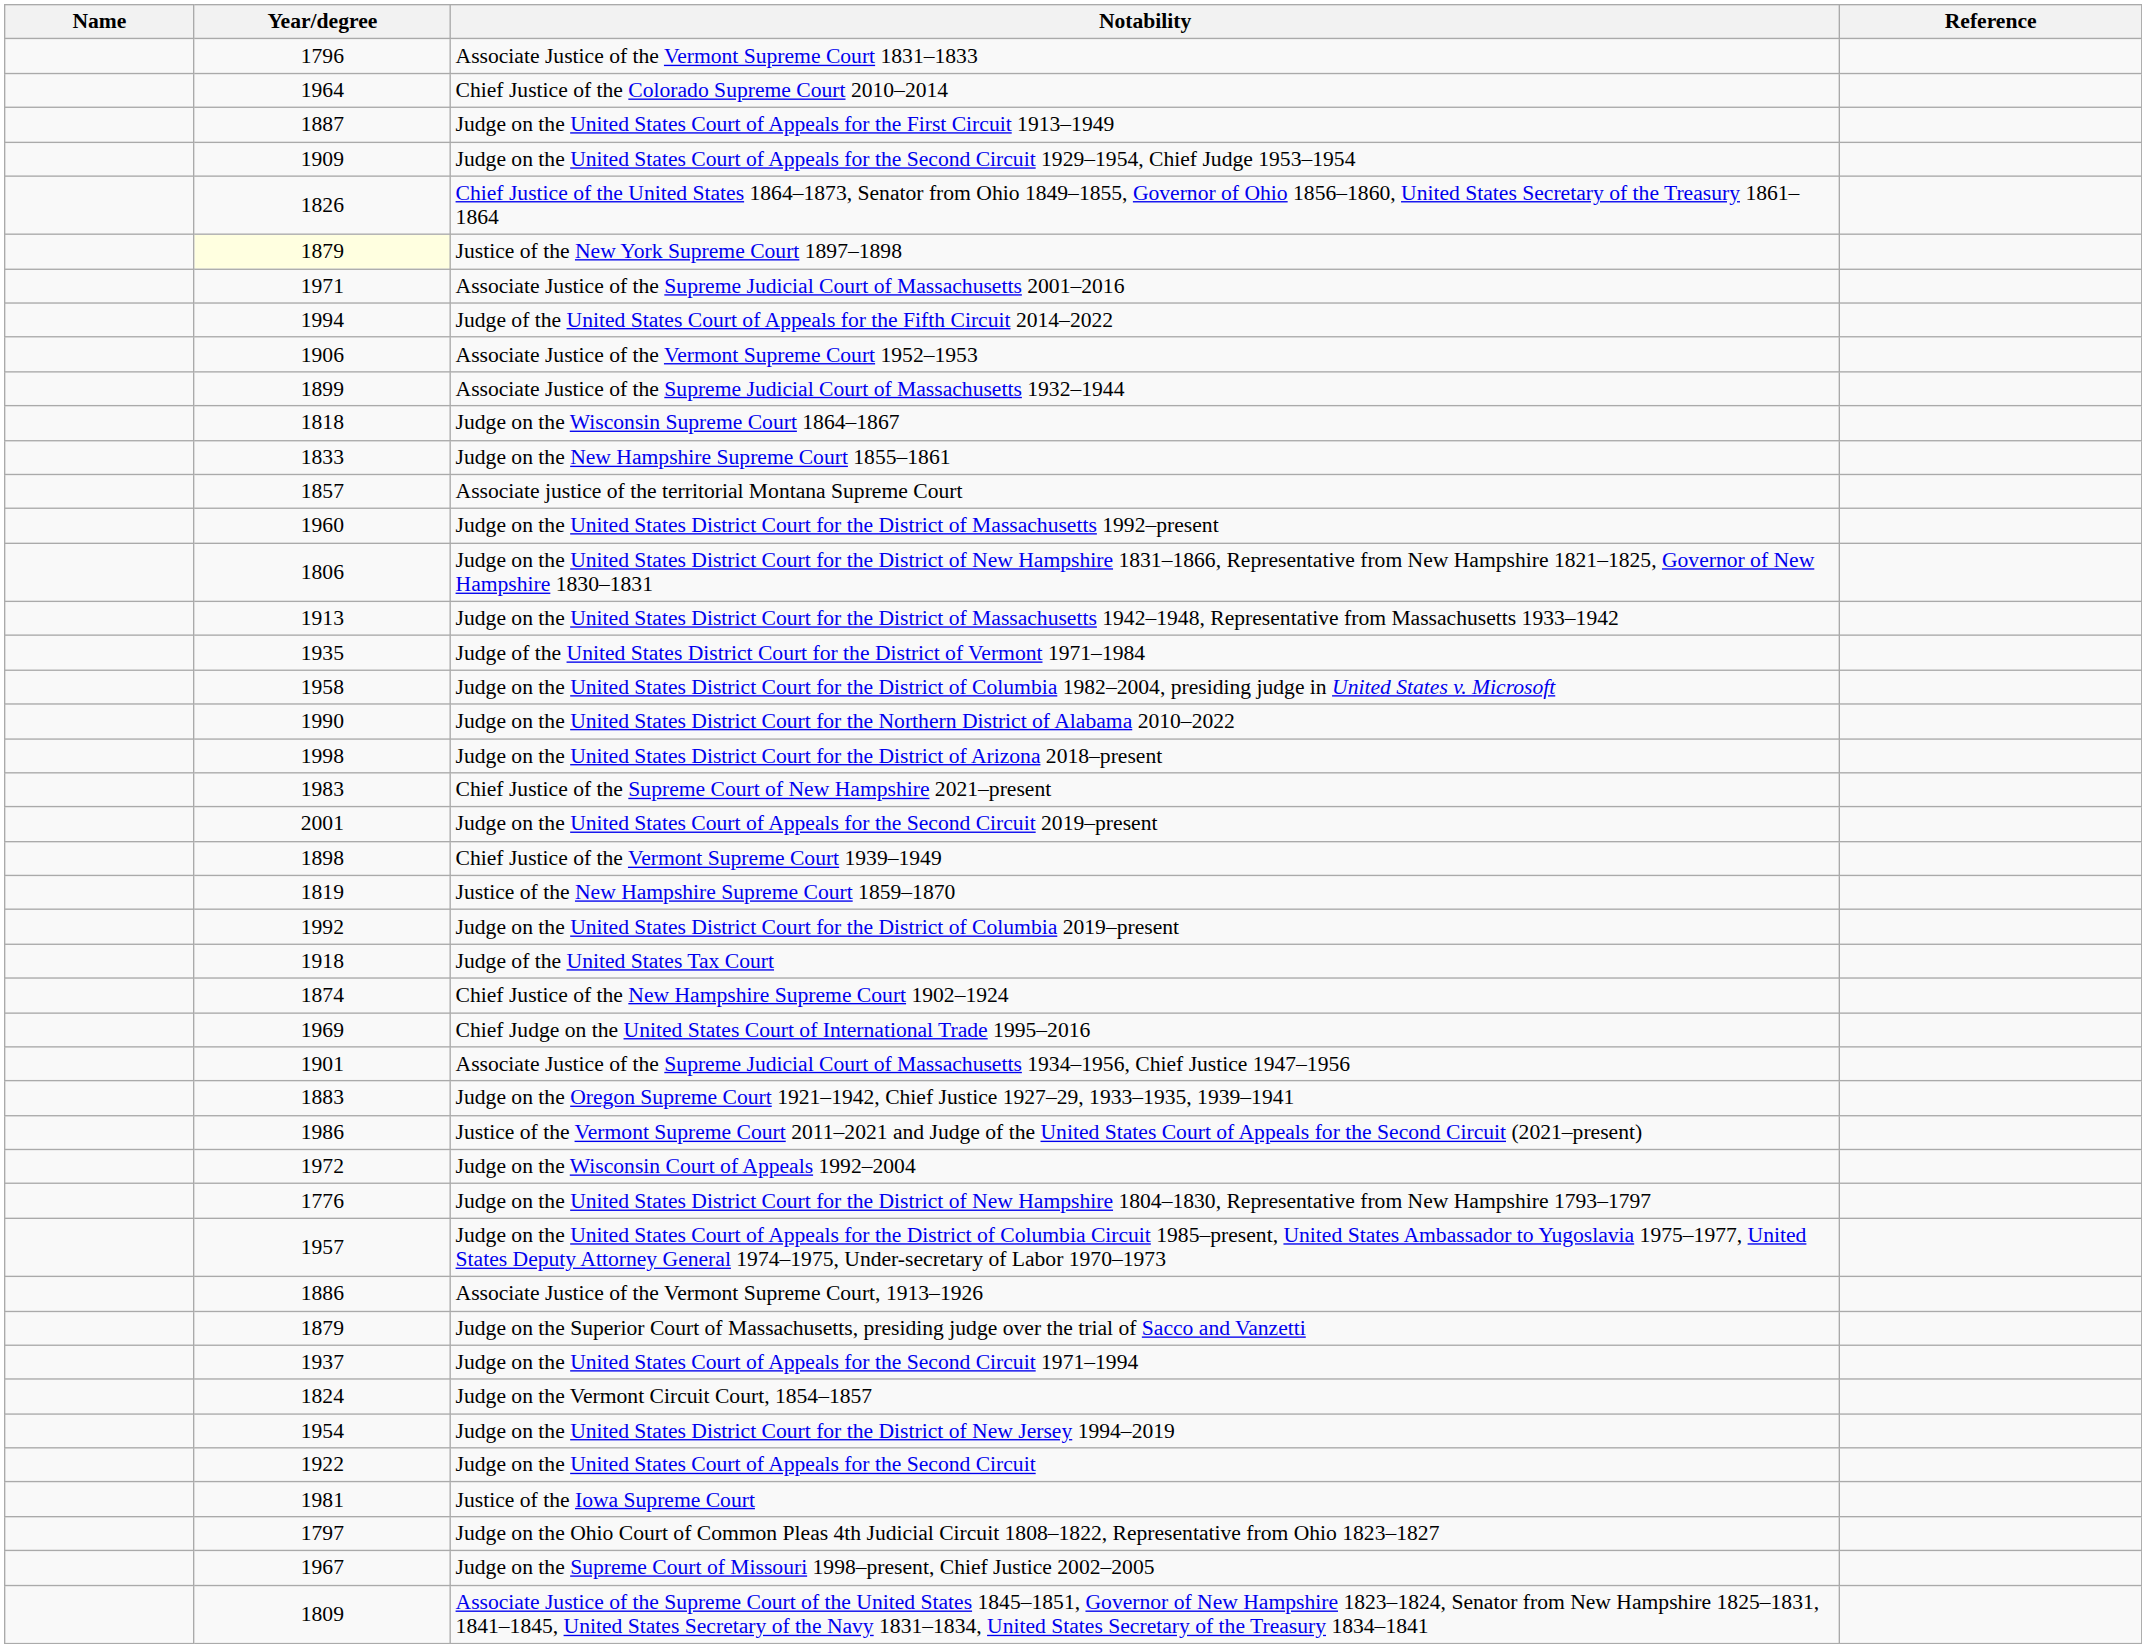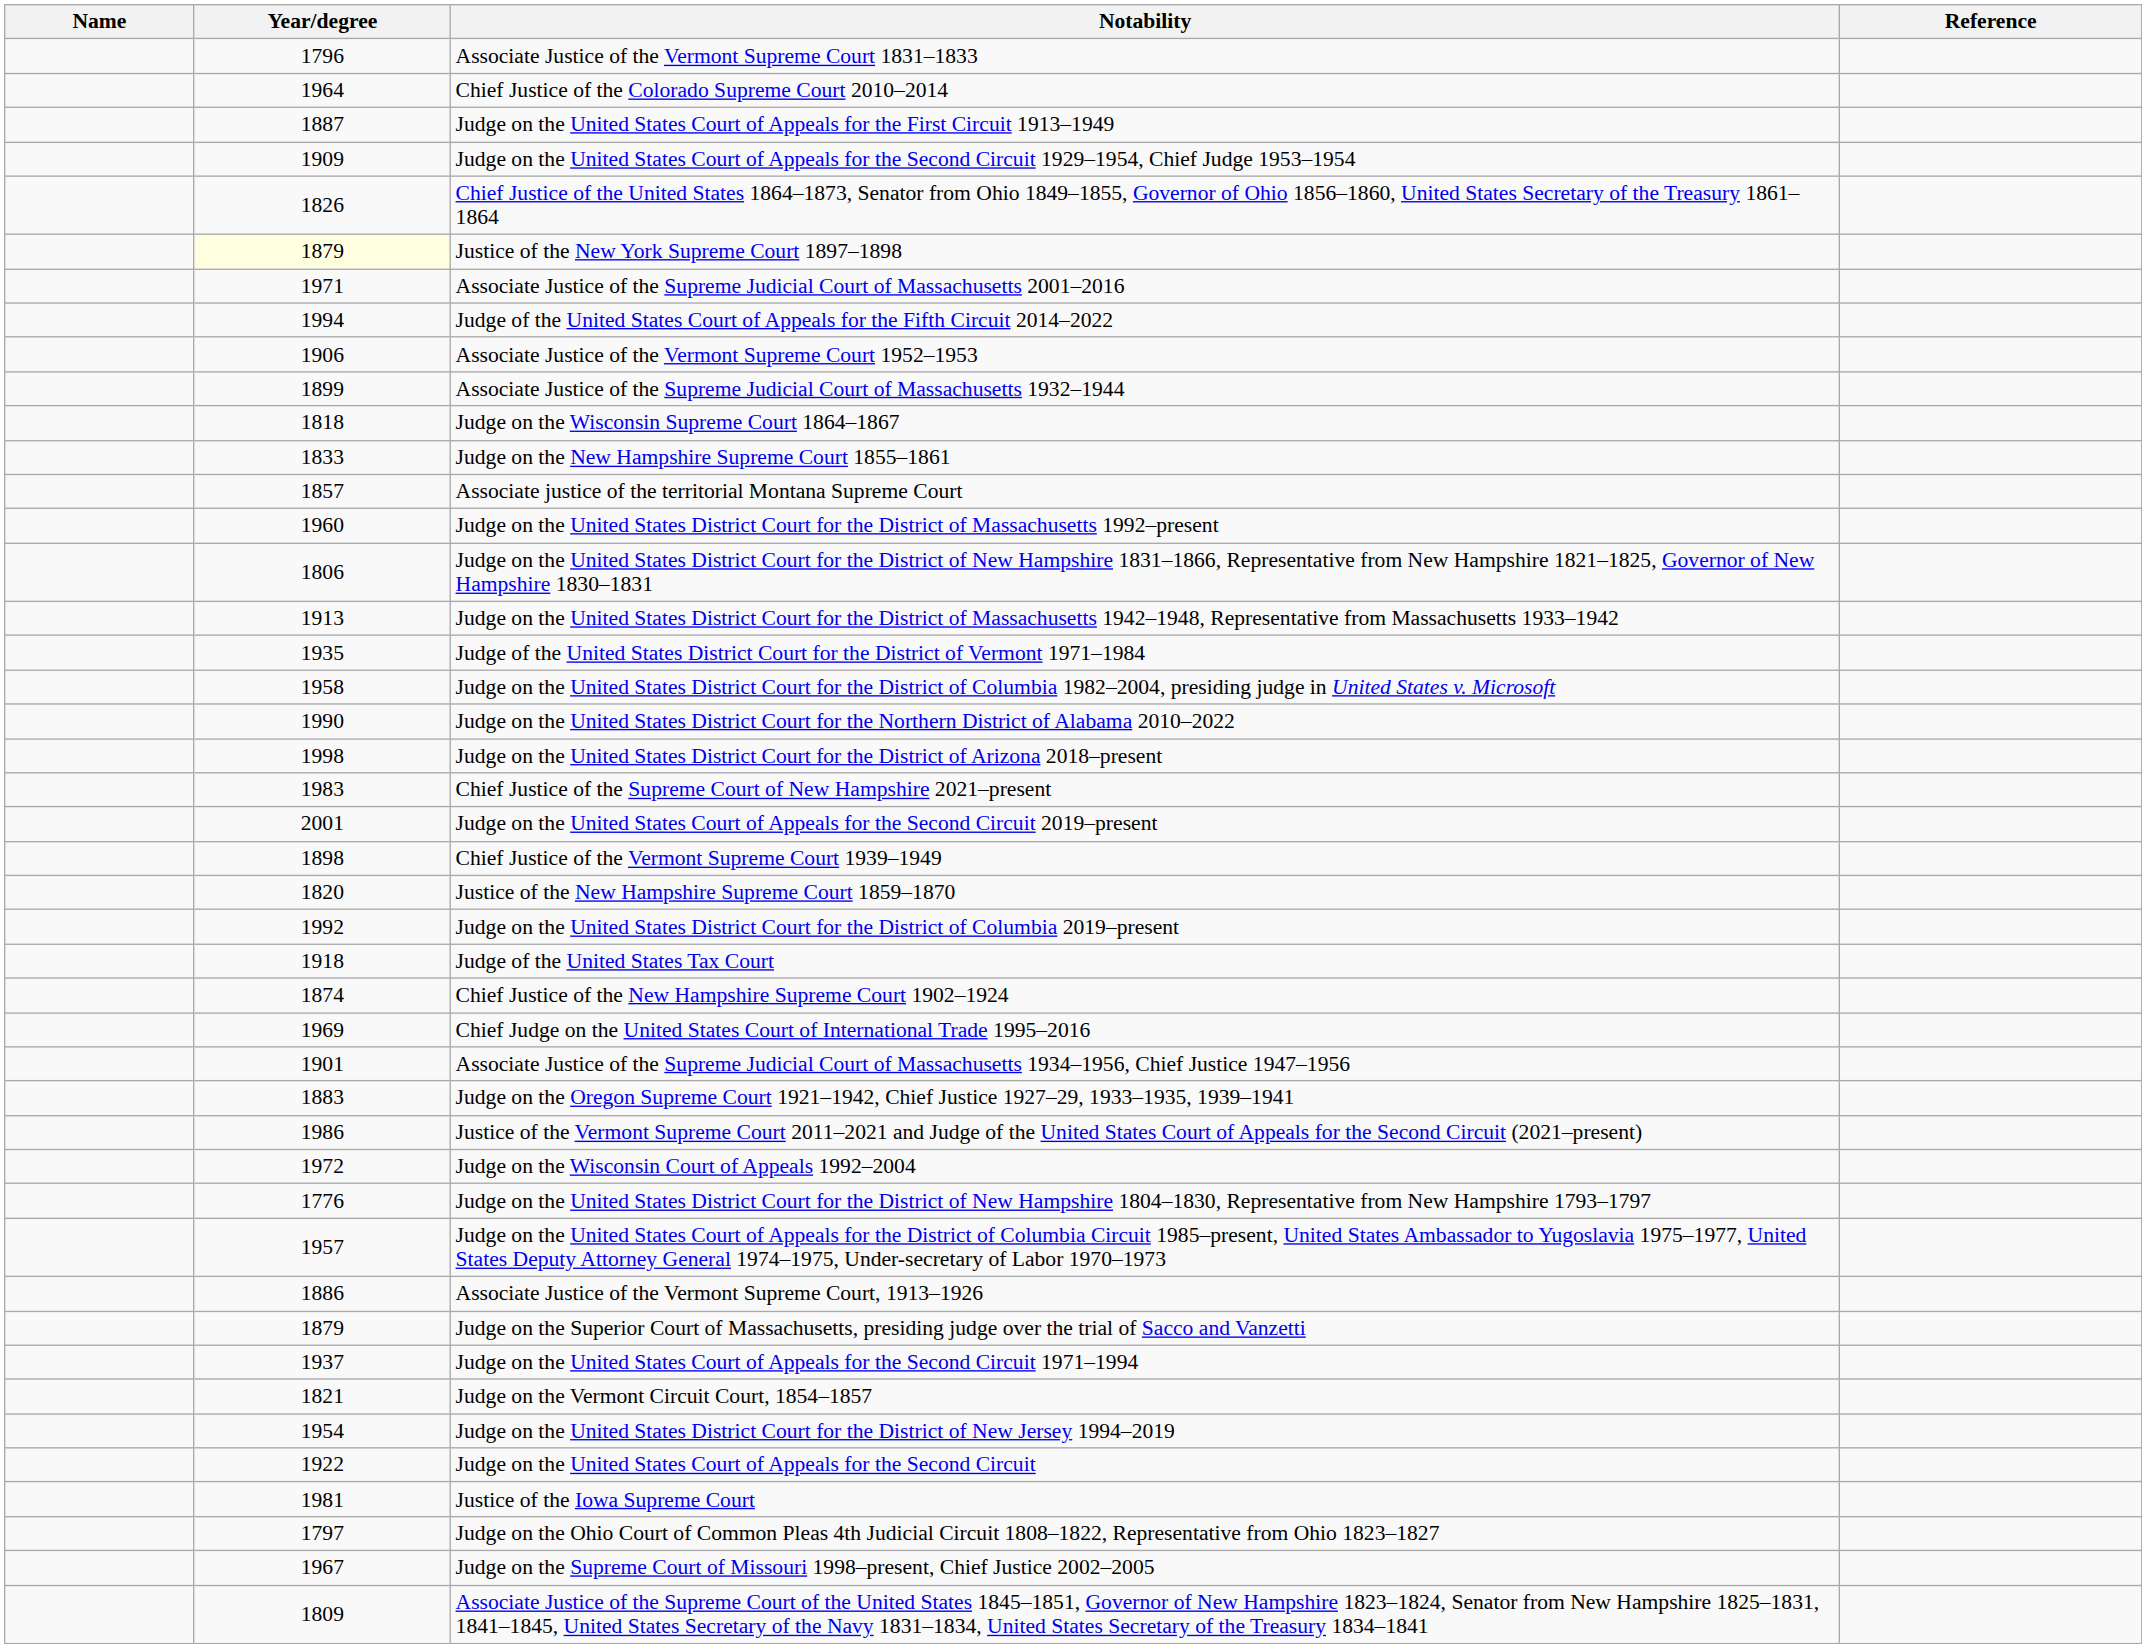(322, 892) 1819 -> (322, 892) 1820
(322, 1396) 1824 -> (322, 1396) 1821
